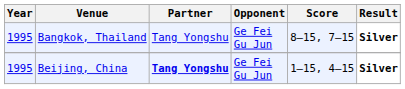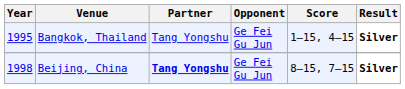(322, 37) 8–15, 7–15 -> (322, 37) 1–15, 4–15
(20, 68) 1995 -> (20, 68) 1998
(322, 68) 1–15, 4–15 -> (322, 68) 8–15, 7–15
